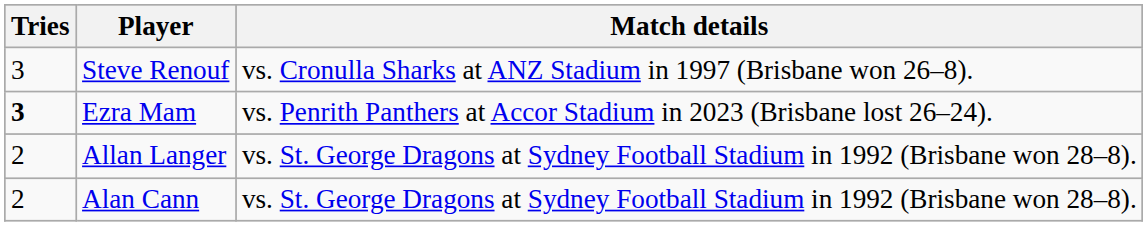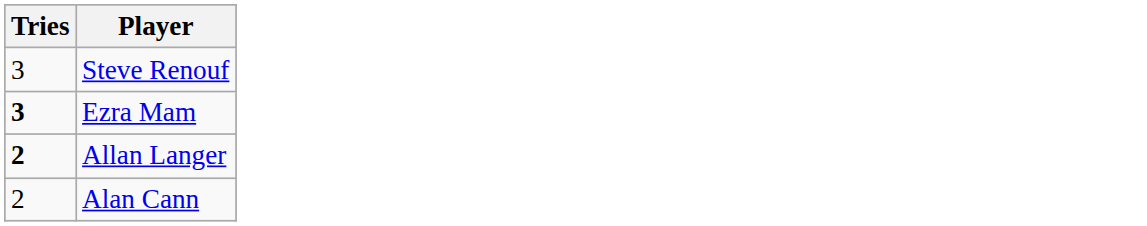- column: (689, 26)
(18, 155) normal -> (18, 155) bold
